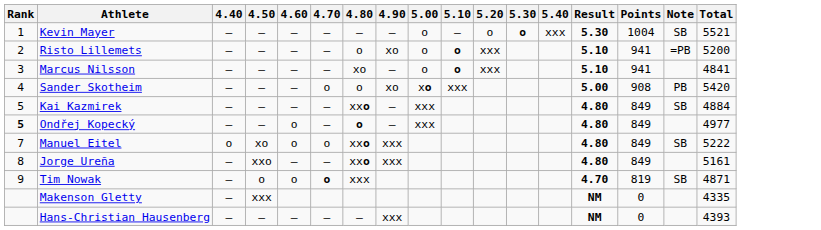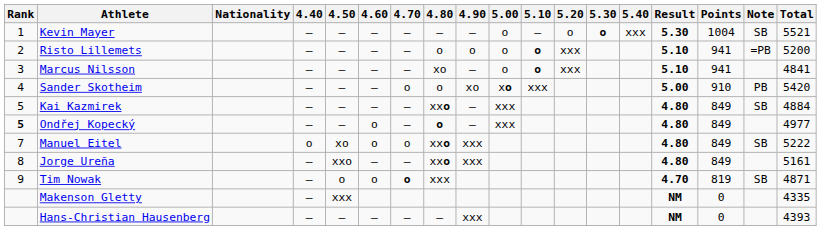+ column: (253, 14)
(392, 51) xo -> (472, 51) o
(641, 87) 908 -> (721, 87) 910
